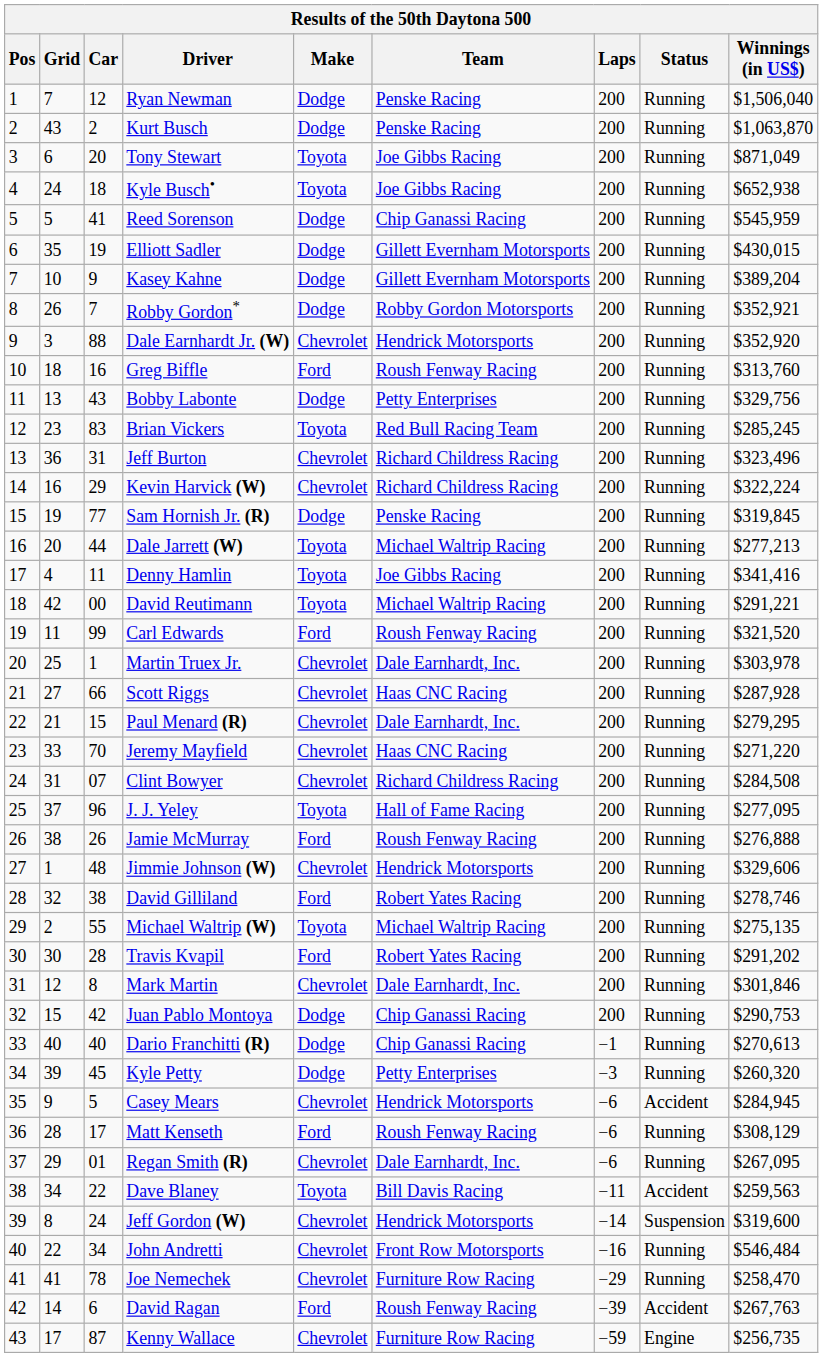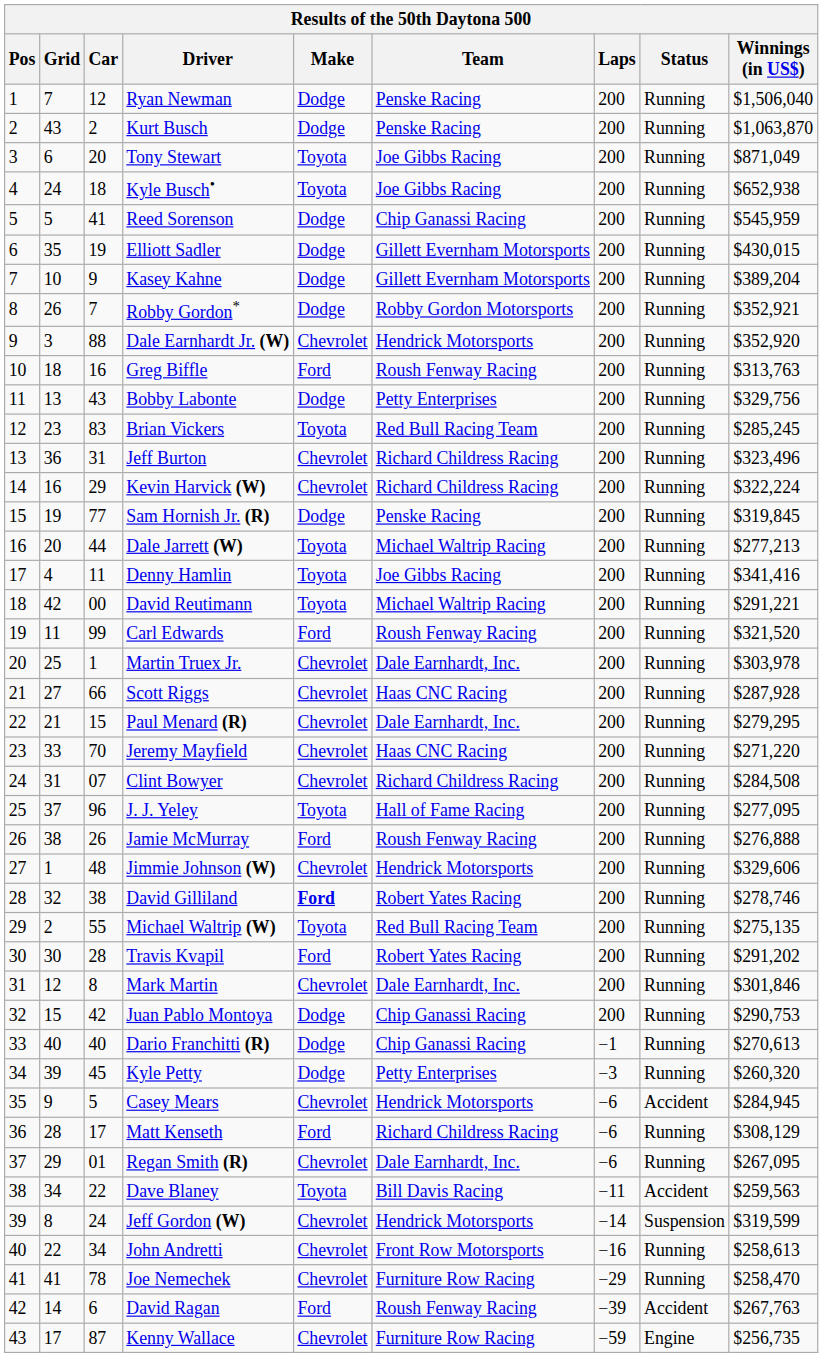(767, 370) $313,760 -> (767, 370) $313,763
(314, 897) normal -> (316, 897) bold
(461, 927) Michael Waltrip Racing -> (457, 927) Red Bull Racing Team
(456, 1132) Roush Fenway Racing -> (467, 1132) Richard Childress Racing
(767, 1220) $319,600 -> (767, 1220) $319,599
(767, 1249) $546,484 -> (767, 1249) $258,613
